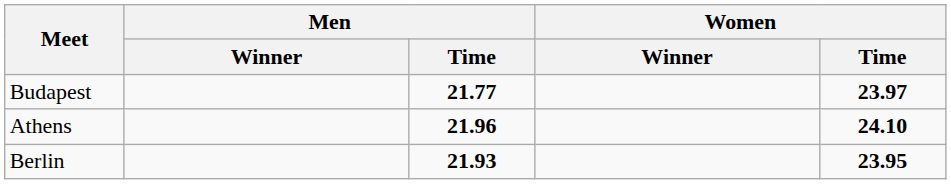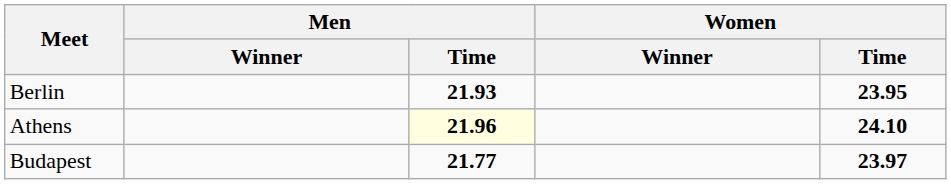rows swapped: (37, 160) <-> (51, 91)
(472, 126) no background -> (472, 126) lightyellow background
